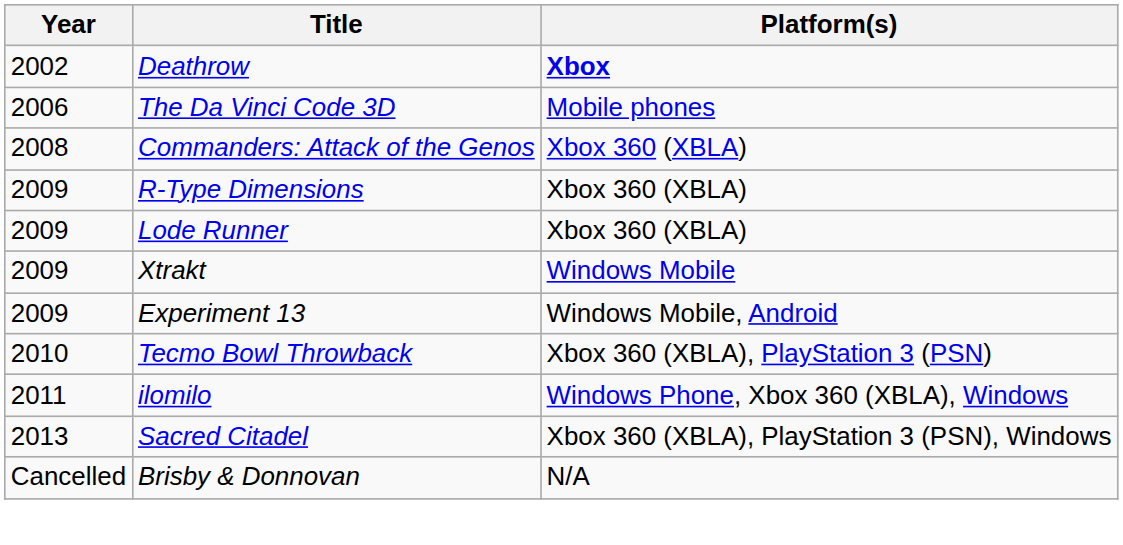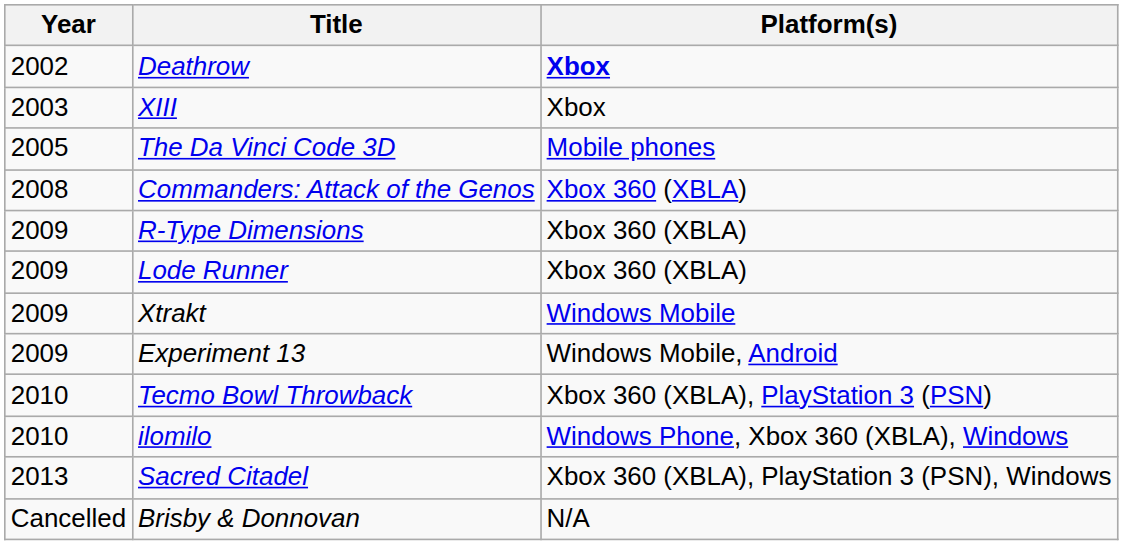+ row: (157, 107)
(40, 107) 2006 -> (40, 148) 2005
(39, 395) 2011 -> (40, 436) 2010
